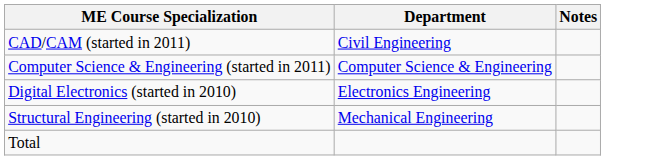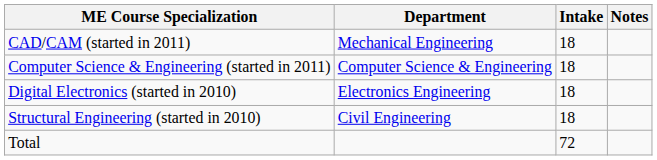+ column: (581, 17)
(394, 42) Civil Engineering -> (415, 42) Mechanical Engineering
(415, 117) Mechanical Engineering -> (394, 117) Civil Engineering
